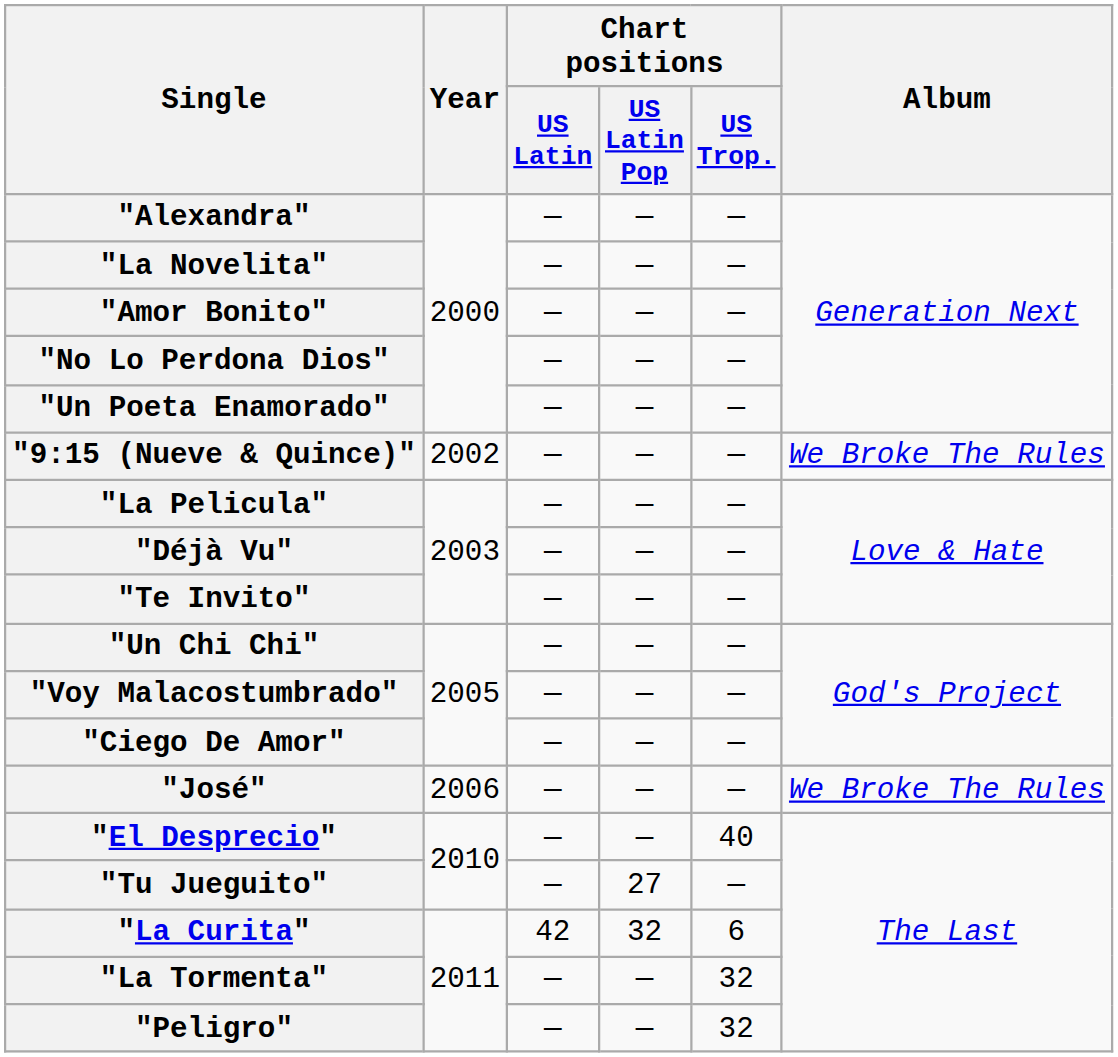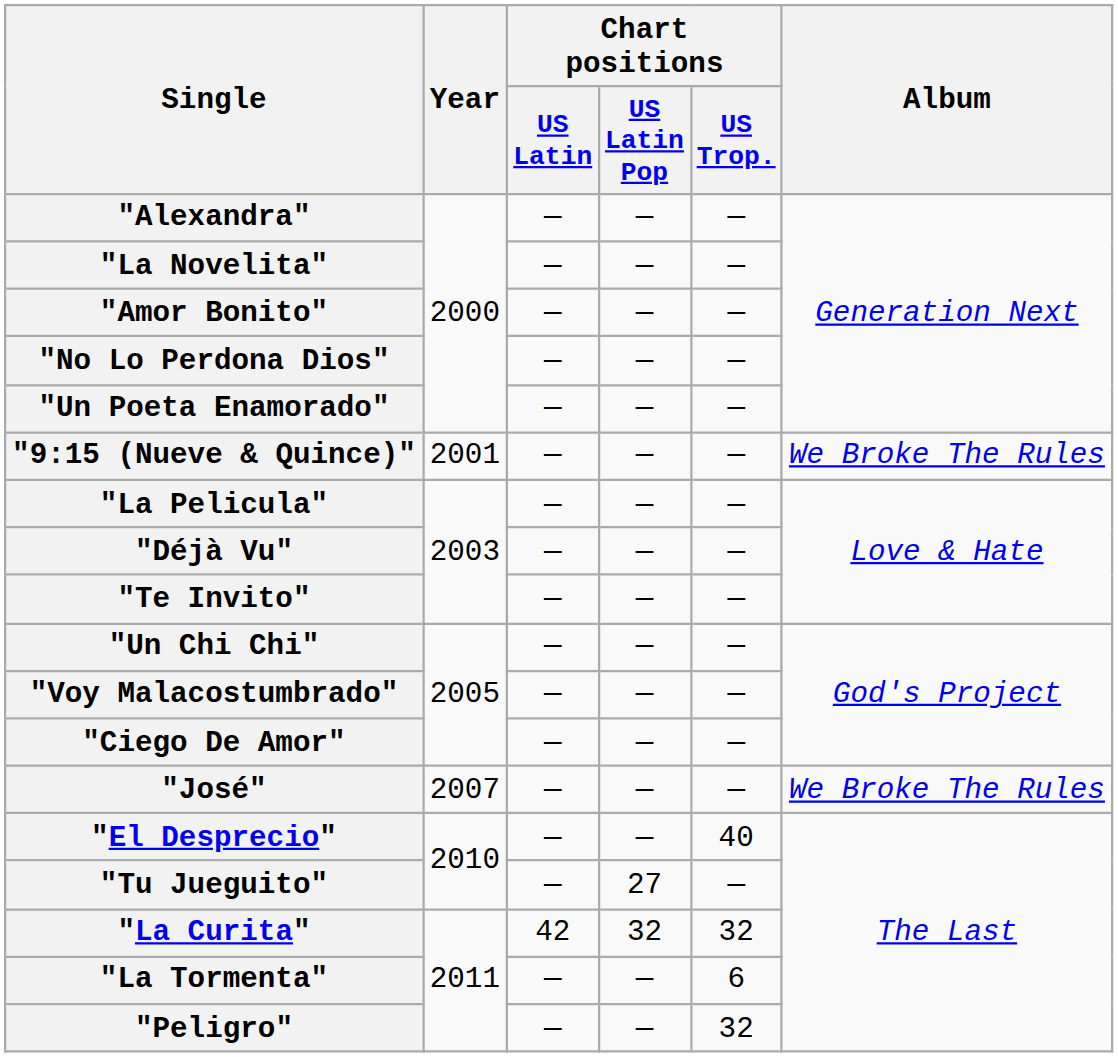(465, 456) 2002 -> (465, 456) 2001
(465, 790) 2006 -> (465, 790) 2007
(736, 933) 6 -> (736, 933) 32
(736, 980) 32 -> (736, 980) 6
